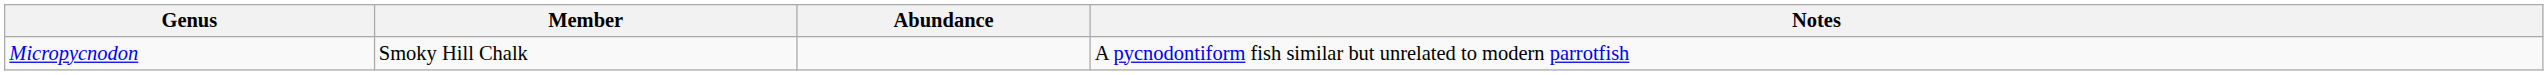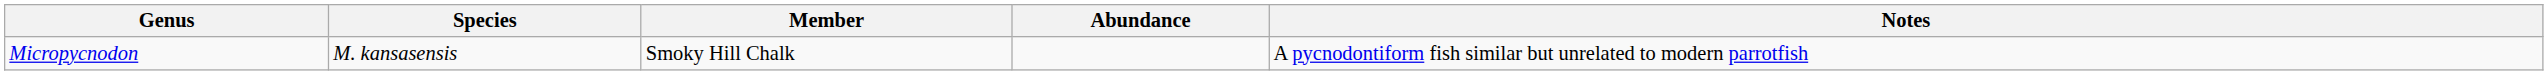+ column: (485, 20)
